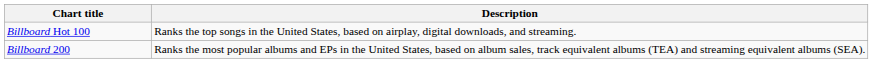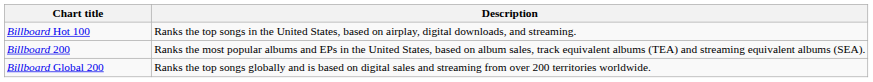+ row: (55, 67)
